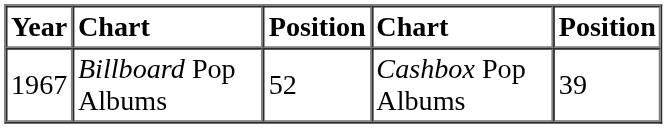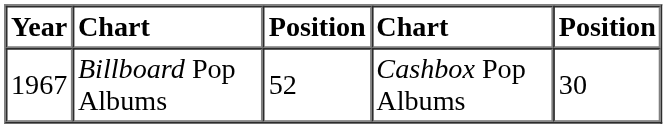(573, 84) 39 -> (573, 84) 30
